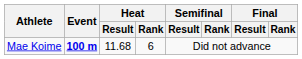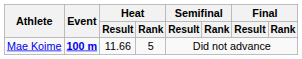(118, 46) 11.68 -> (118, 46) 11.66
(151, 46) 6 -> (151, 46) 5
